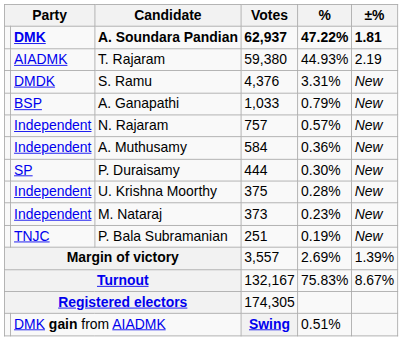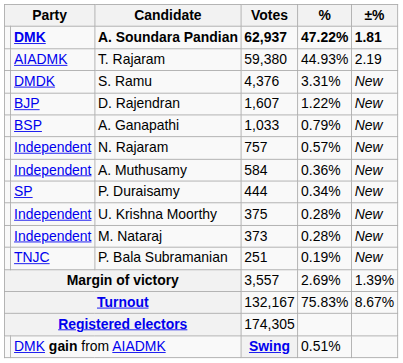+ row: (139, 103)
(321, 170) 0.30% -> (321, 192) 0.34%
(321, 214) 0.23% -> (321, 236) 0.28%
